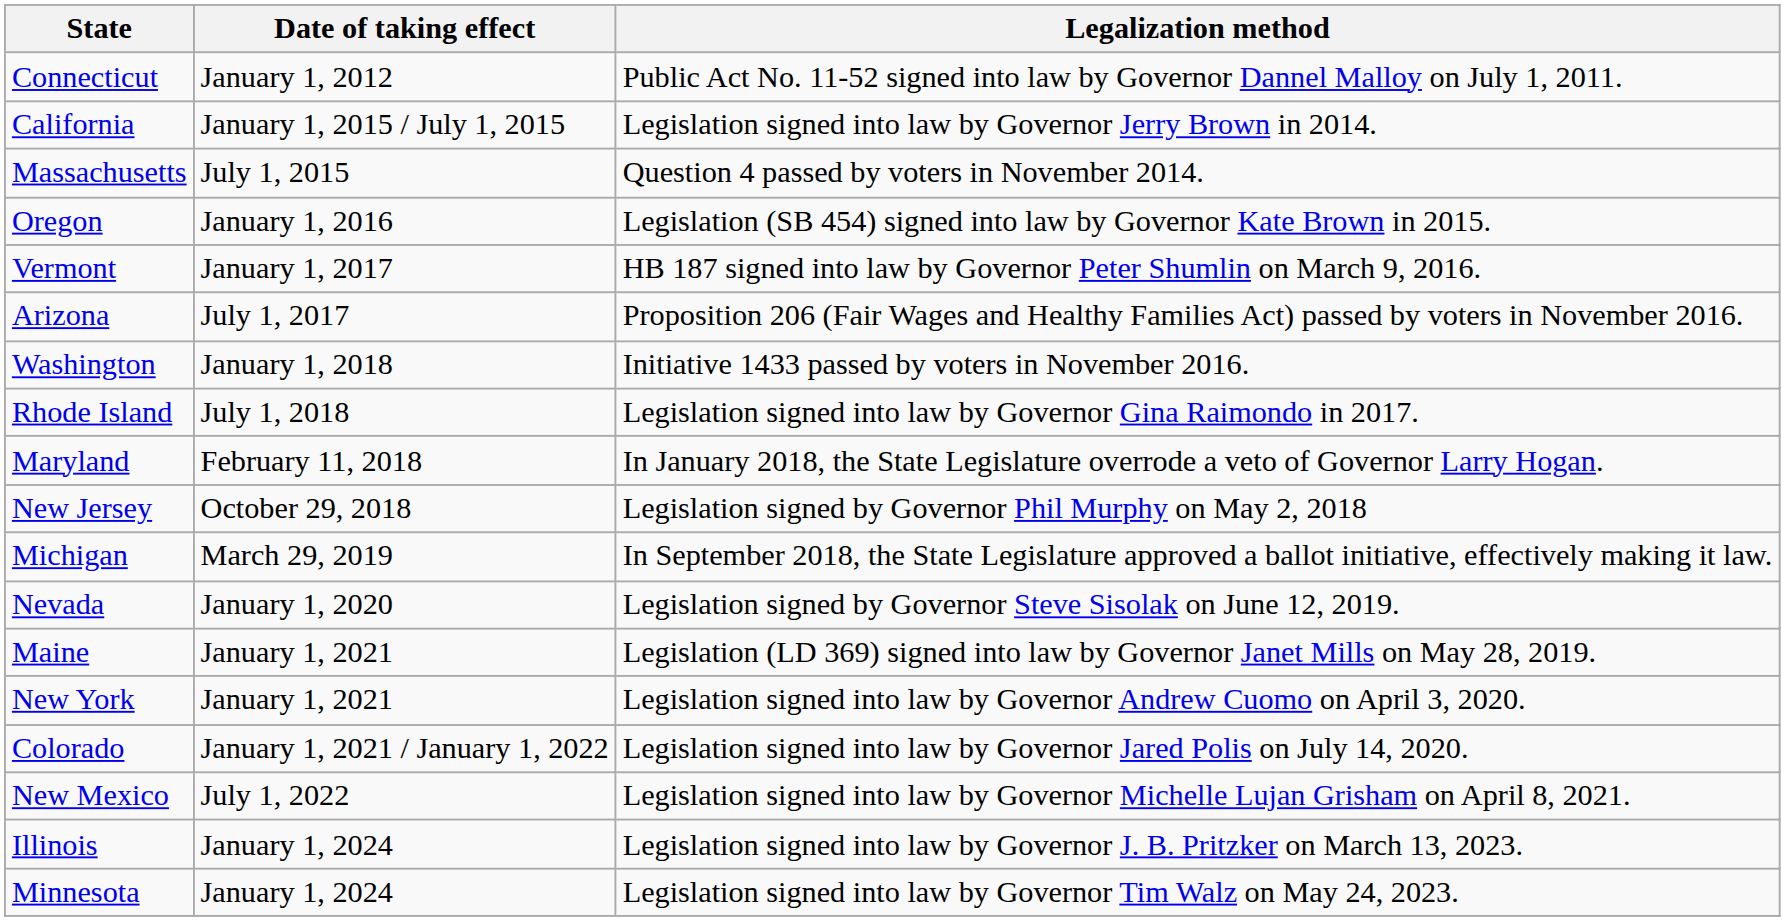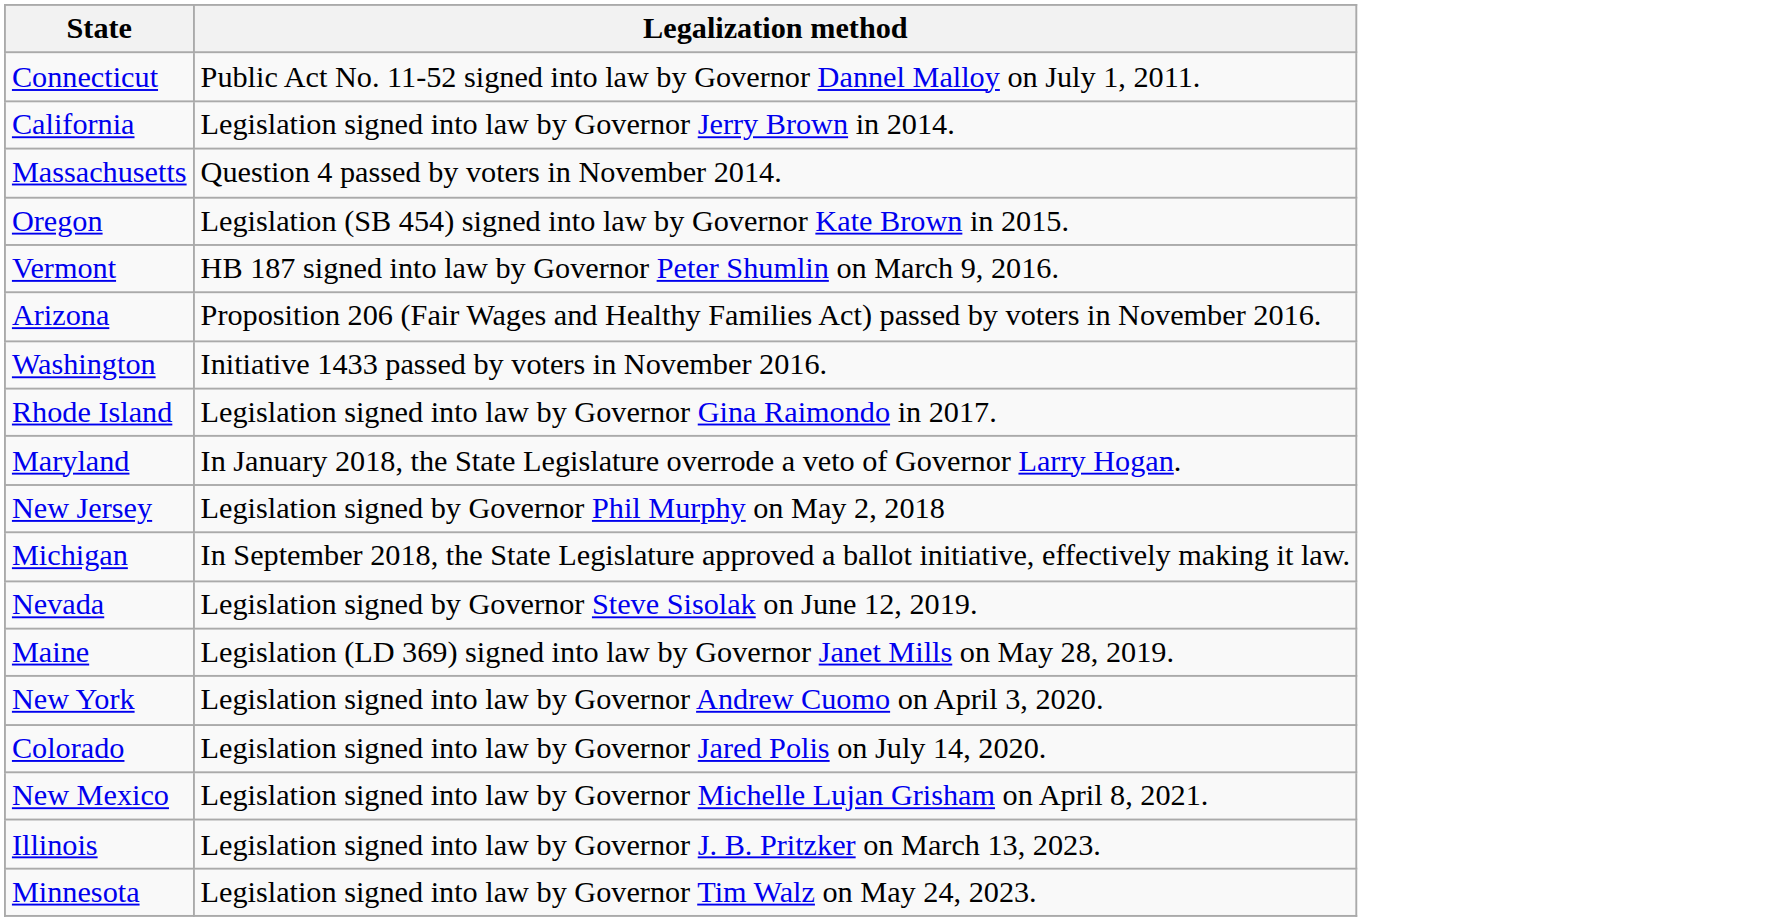- column: (405, 28)
